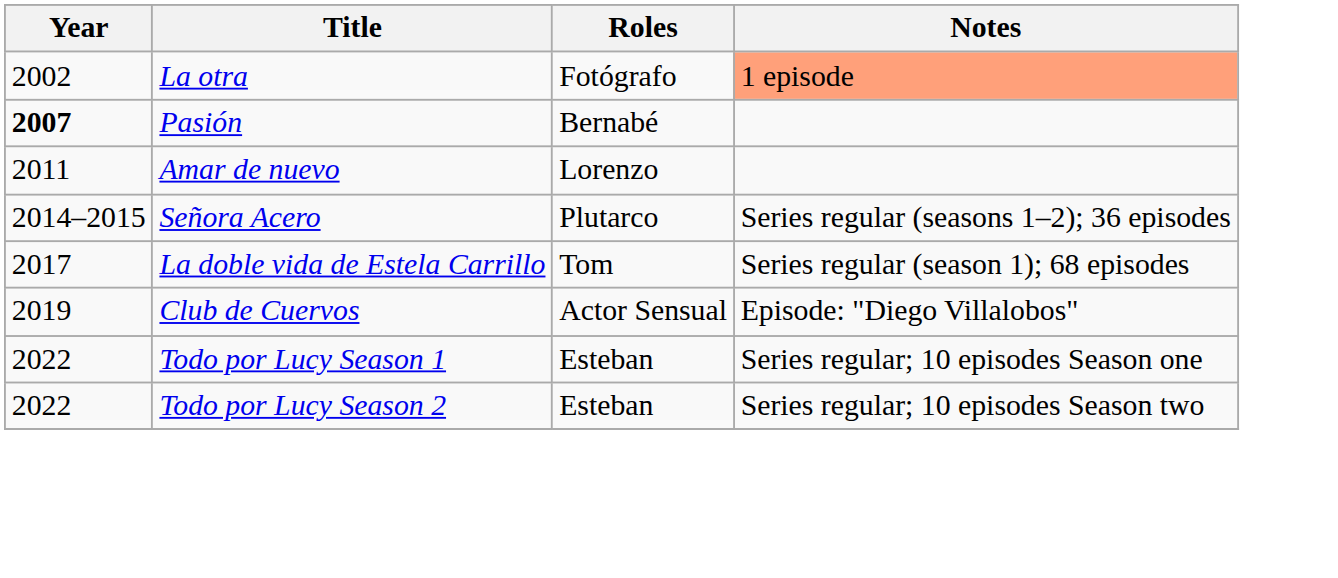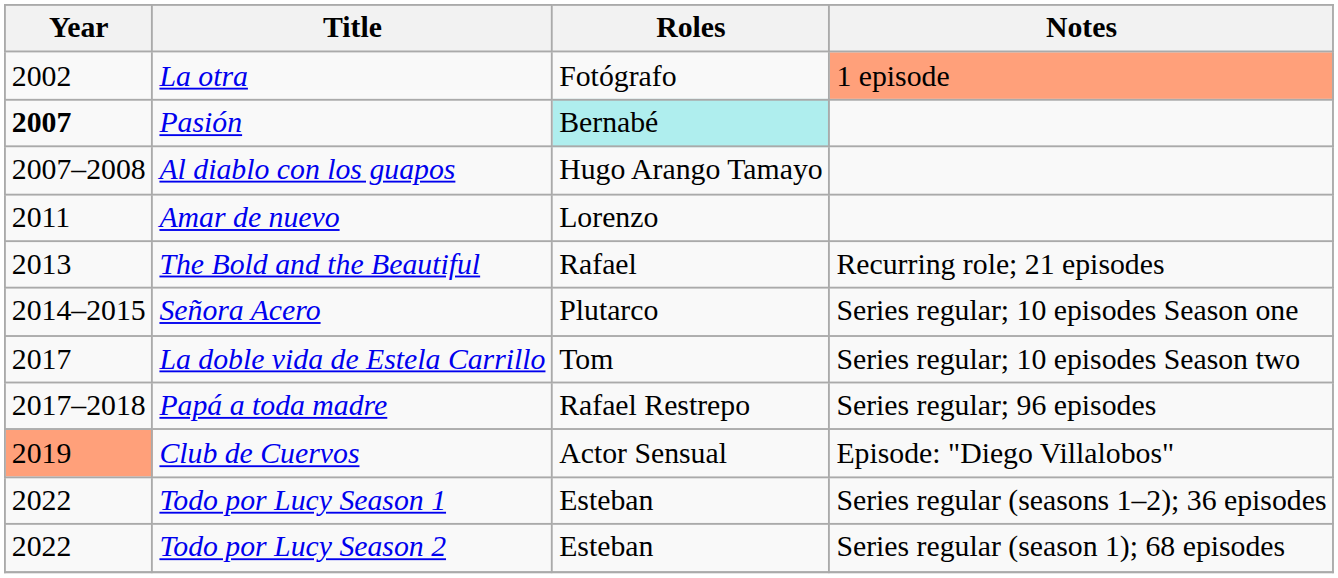(609, 122) no background -> (609, 122) paleturquoise background
+ row: (307, 169)
+ row: (320, 264)
(986, 216) Series regular (seasons 1–2); 36 episodes -> (1067, 311) Series regular; 10 episodes Season one
(965, 264) Series regular (season 1); 68 episodes -> (1068, 358) Series regular; 10 episodes Season two
+ row: (273, 405)
(42, 311) no background -> (42, 452) lightsalmon background
(972, 358) Series regular; 10 episodes Season one -> (1081, 500) Series regular (seasons 1–2); 36 episodes
(973, 405) Series regular; 10 episodes Season two -> (1061, 547) Series regular (season 1); 68 episodes
